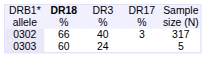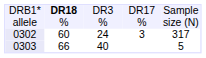(64, 34) 66 -> (64, 34) 60
(103, 34) 40 -> (103, 34) 24
(64, 46) 60 -> (64, 46) 66
(103, 46) 24 -> (103, 46) 40
